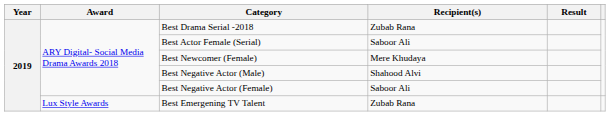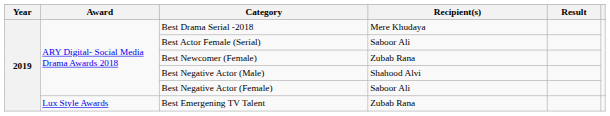(393, 27) Zubab Rana -> (398, 27) Mere Khudaya
(398, 58) Mere Khudaya -> (393, 58) Zubab Rana
